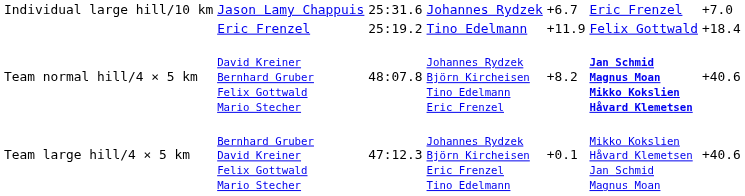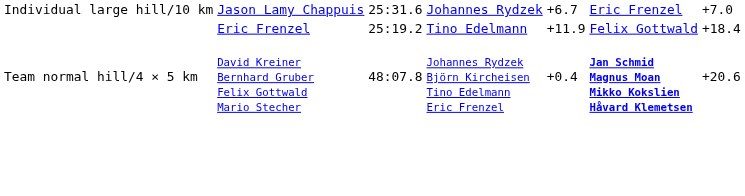(562, 77) +8.2 -> (562, 77) +0.4
(721, 77) +40.6 -> (721, 77) +20.6
- row: (97, 155)
